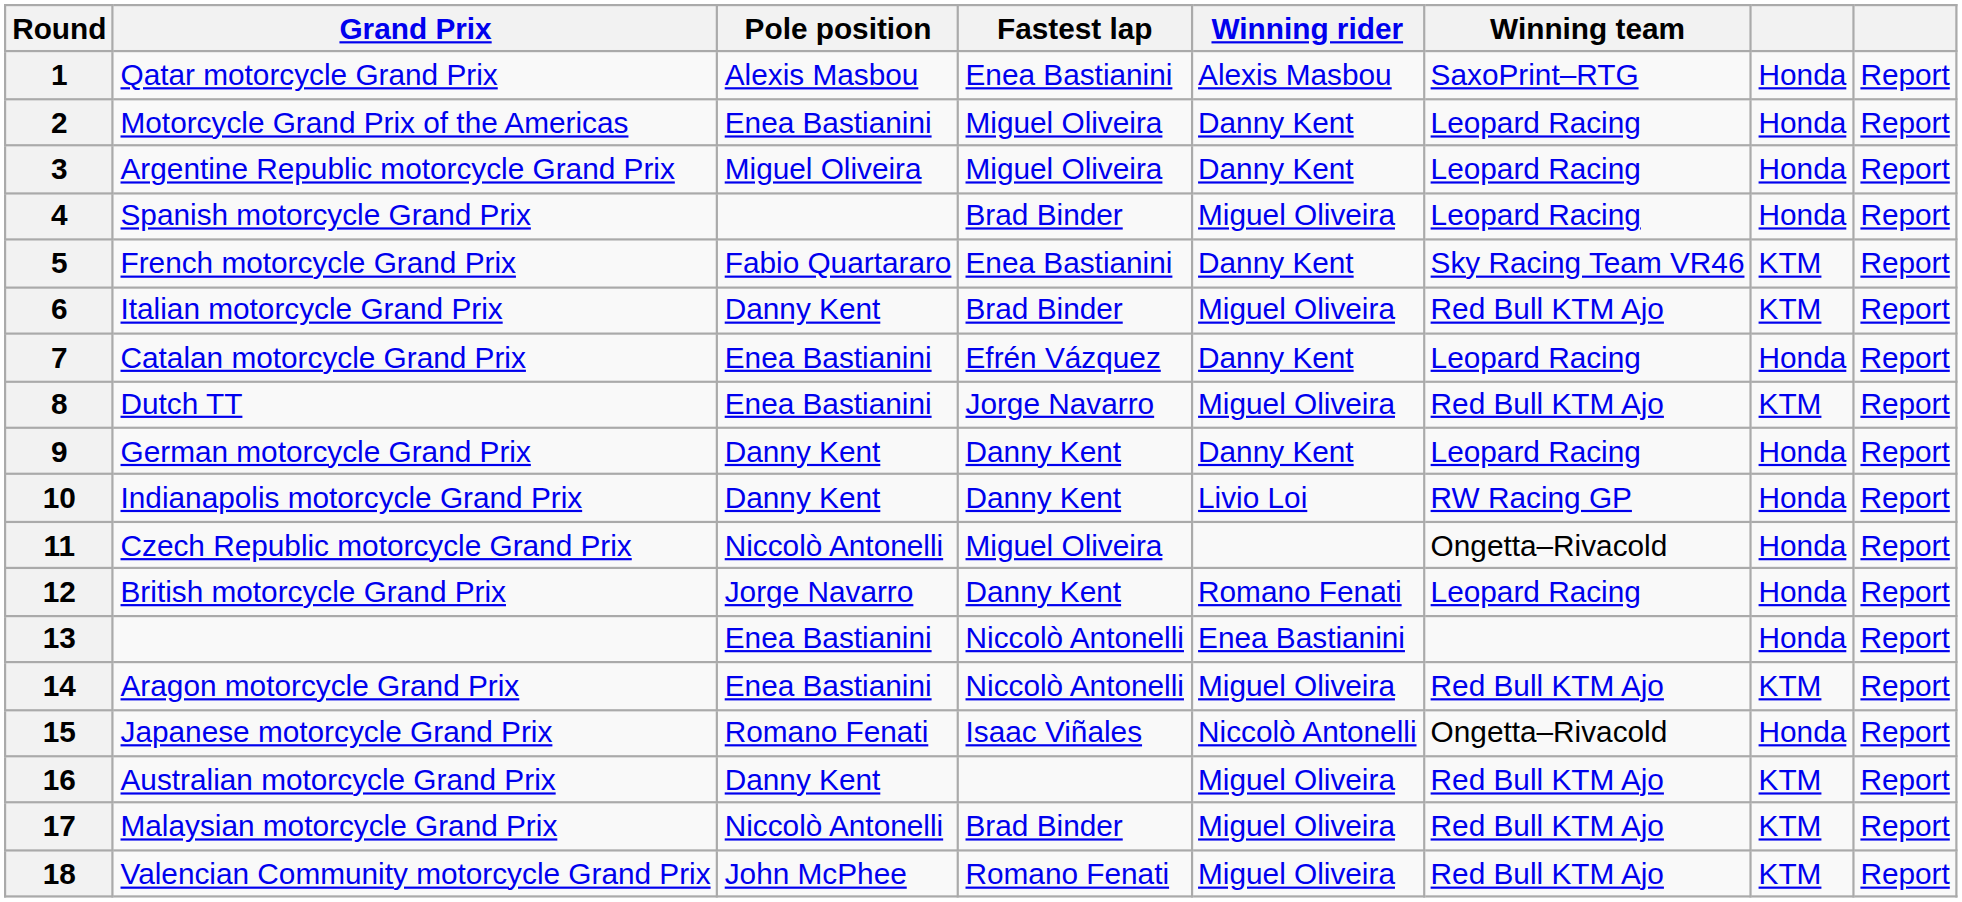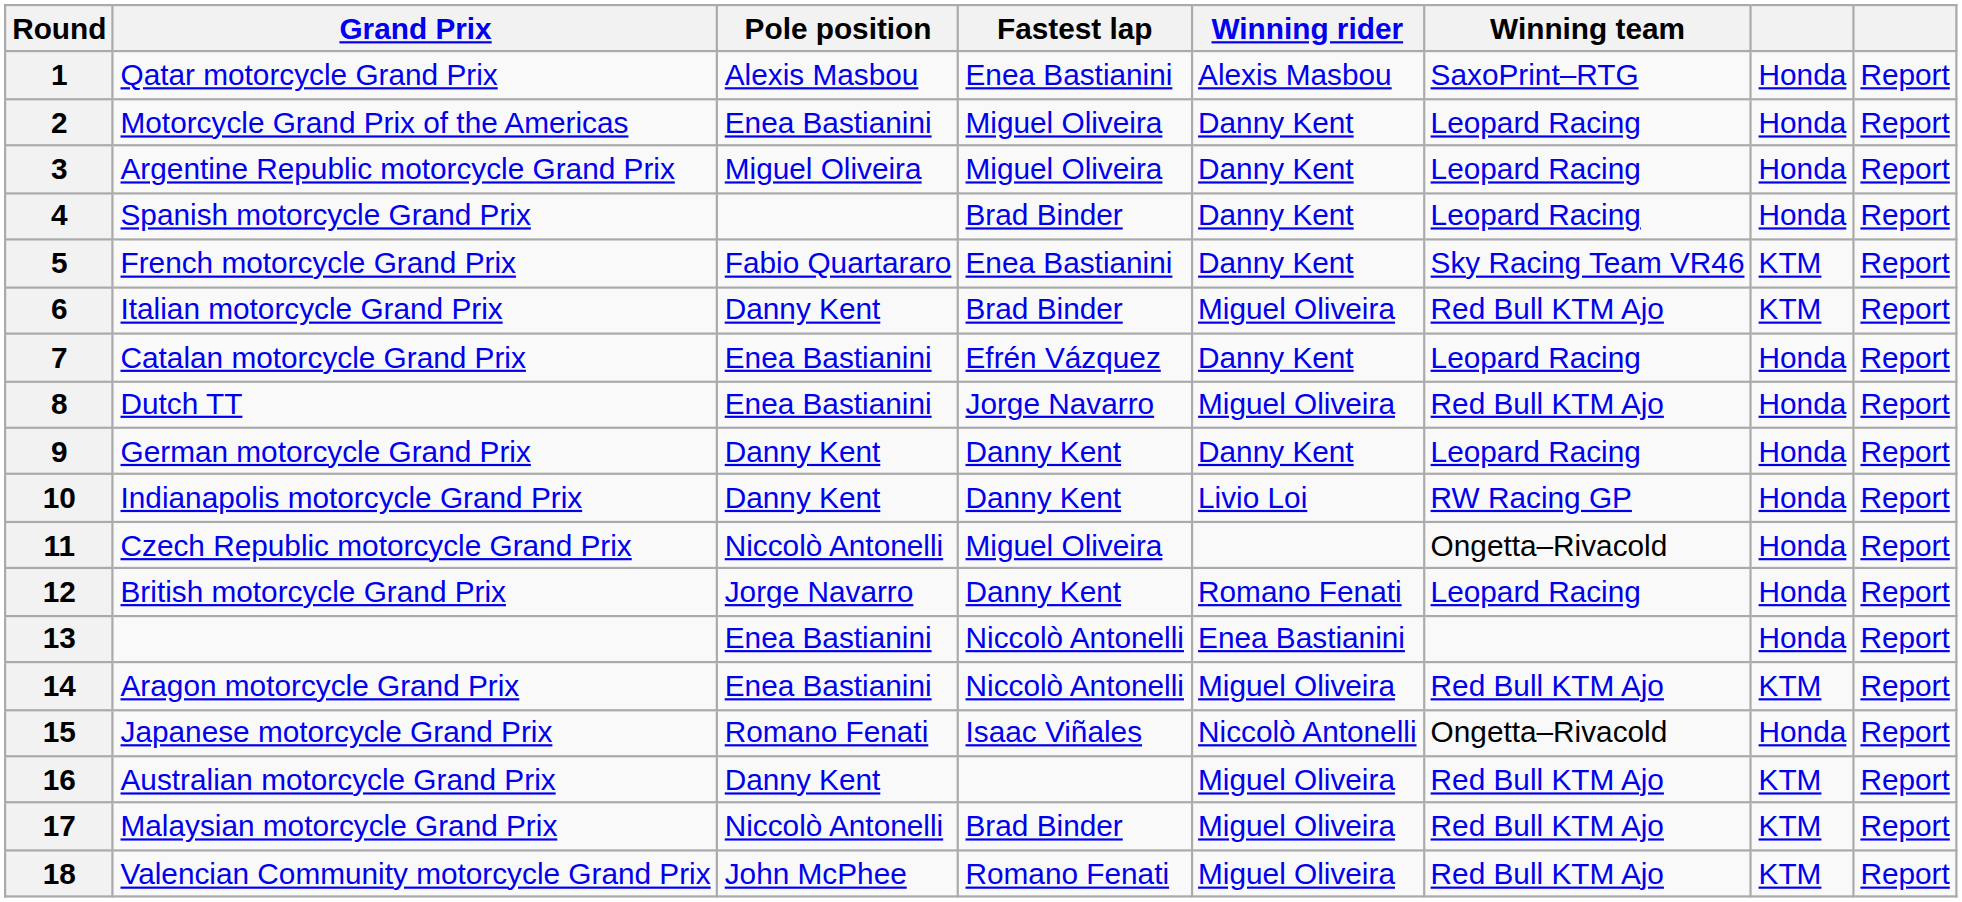(1297, 216) Miguel Oliveira -> (1276, 216) Danny Kent
(1790, 404) KTM -> (1802, 404) Honda
